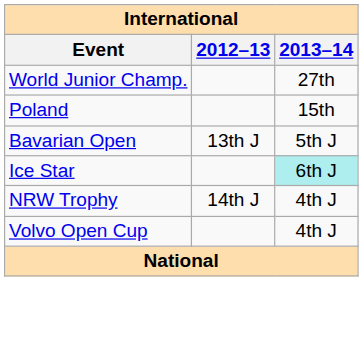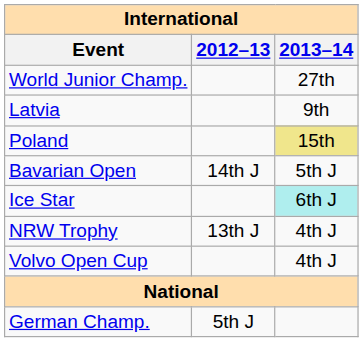+ row: (34, 110)
(316, 110) no background -> (316, 140) khaki background
(233, 140) 13th J -> (233, 170) 14th J
(233, 200) 14th J -> (233, 230) 13th J
+ row: (79, 321)
